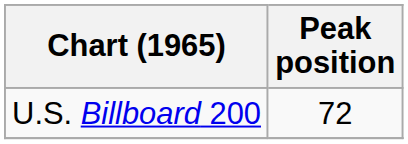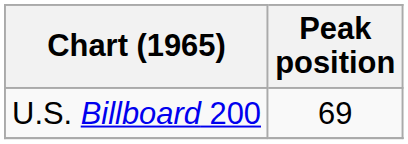(335, 112) 72 -> (335, 112) 69
